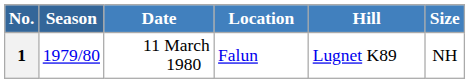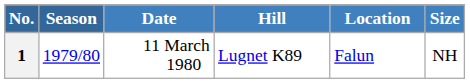columns swapped: (261, 18) <-> (367, 18)
